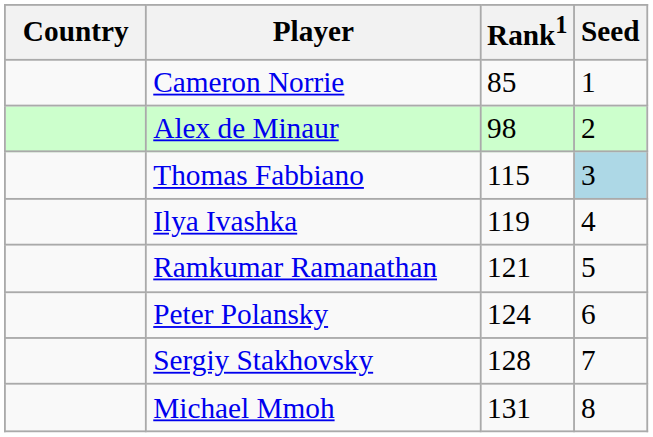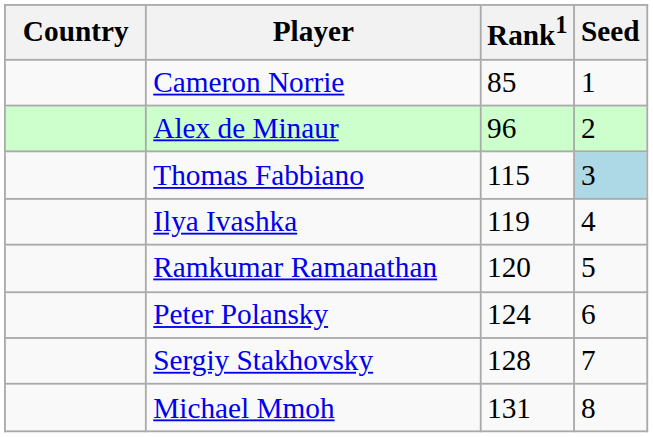(502, 128) 98 -> (502, 128) 96
(509, 267) 121 -> (509, 267) 120
